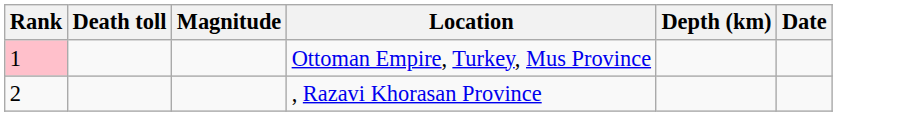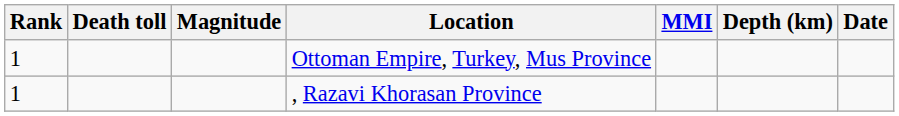+ column: (687, 22)
(15, 57) pink background -> (15, 57) no background
(15, 93) 2 -> (15, 93) 1
